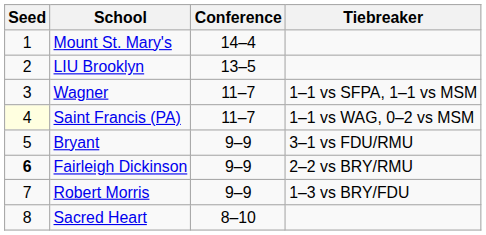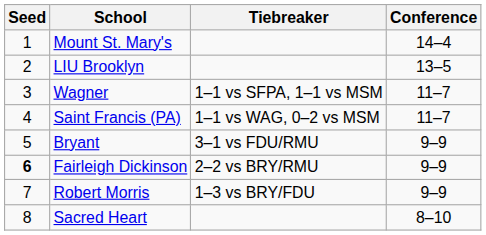columns swapped: (238, 17) <-> (383, 17)
(27, 118) lightyellow background -> (27, 118) no background
